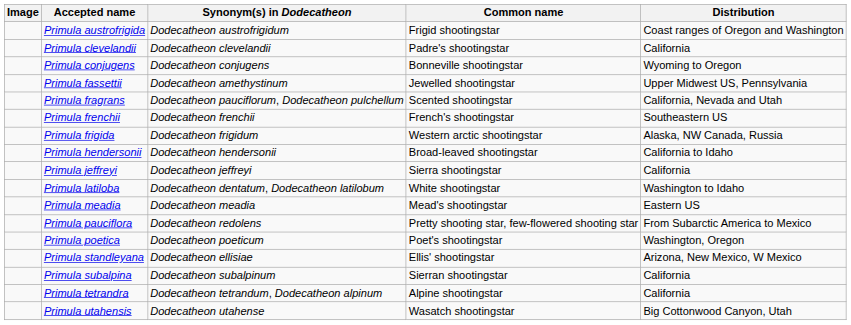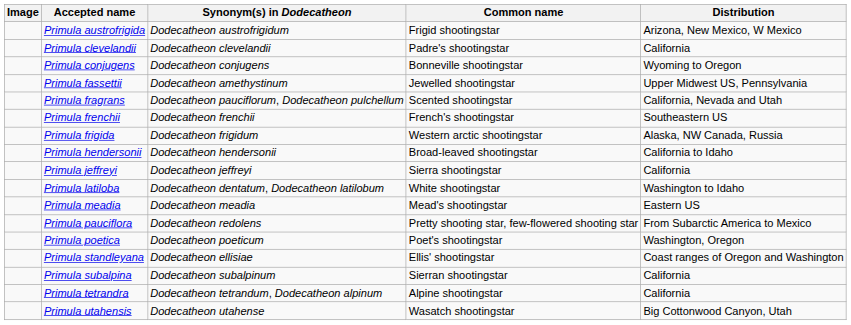(744, 30) Coast ranges of Oregon and Washington -> (723, 30) Arizona, New Mexico, W Mexico
(723, 258) Arizona, New Mexico, W Mexico -> (744, 258) Coast ranges of Oregon and Washington
